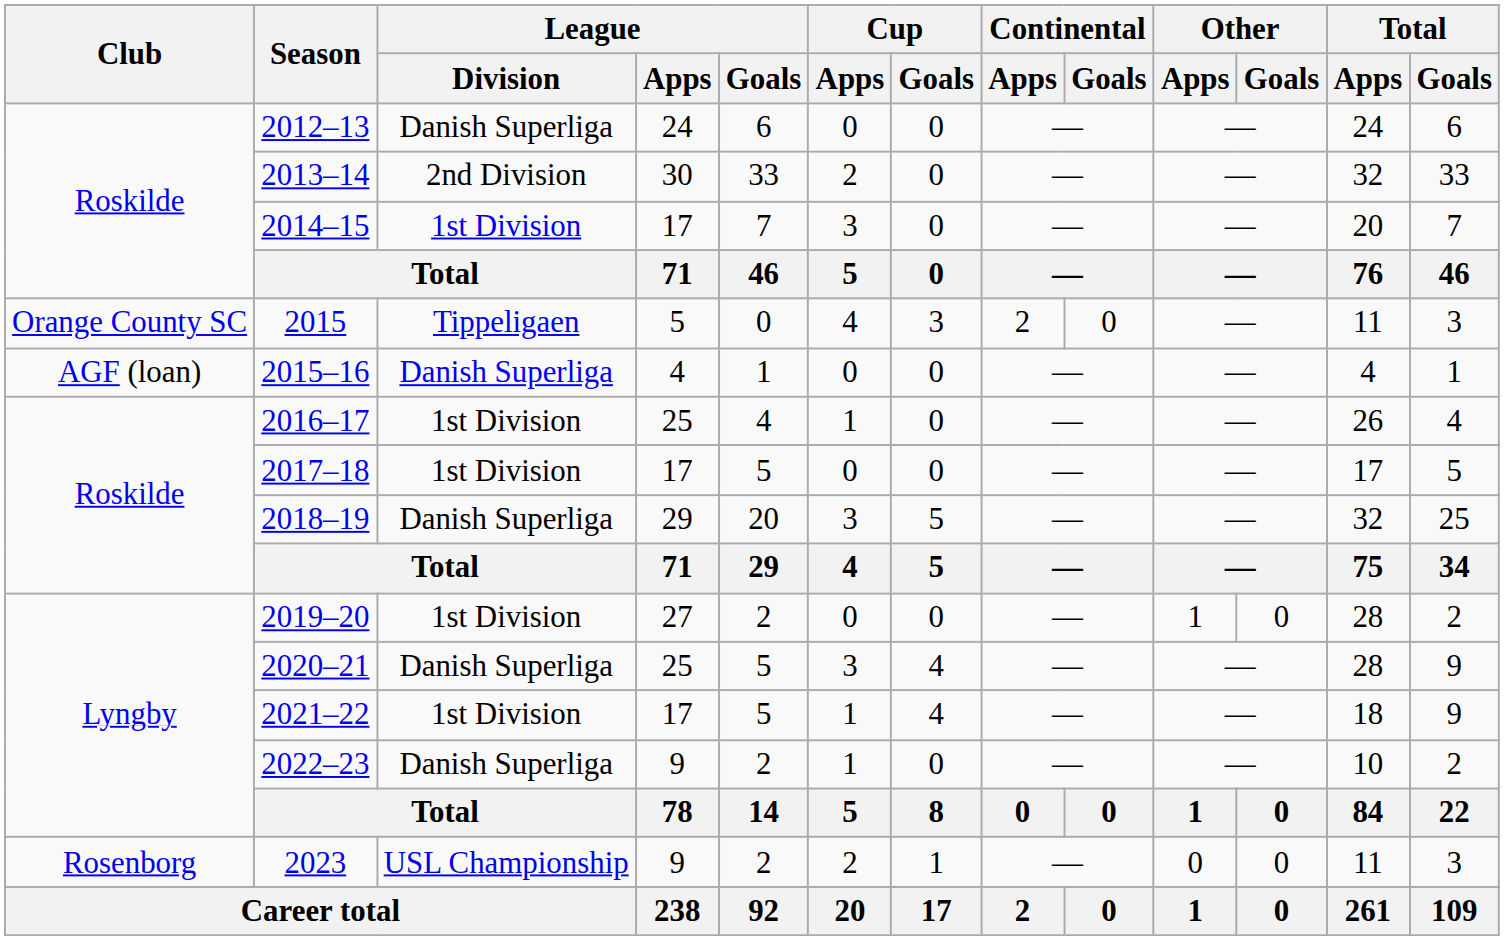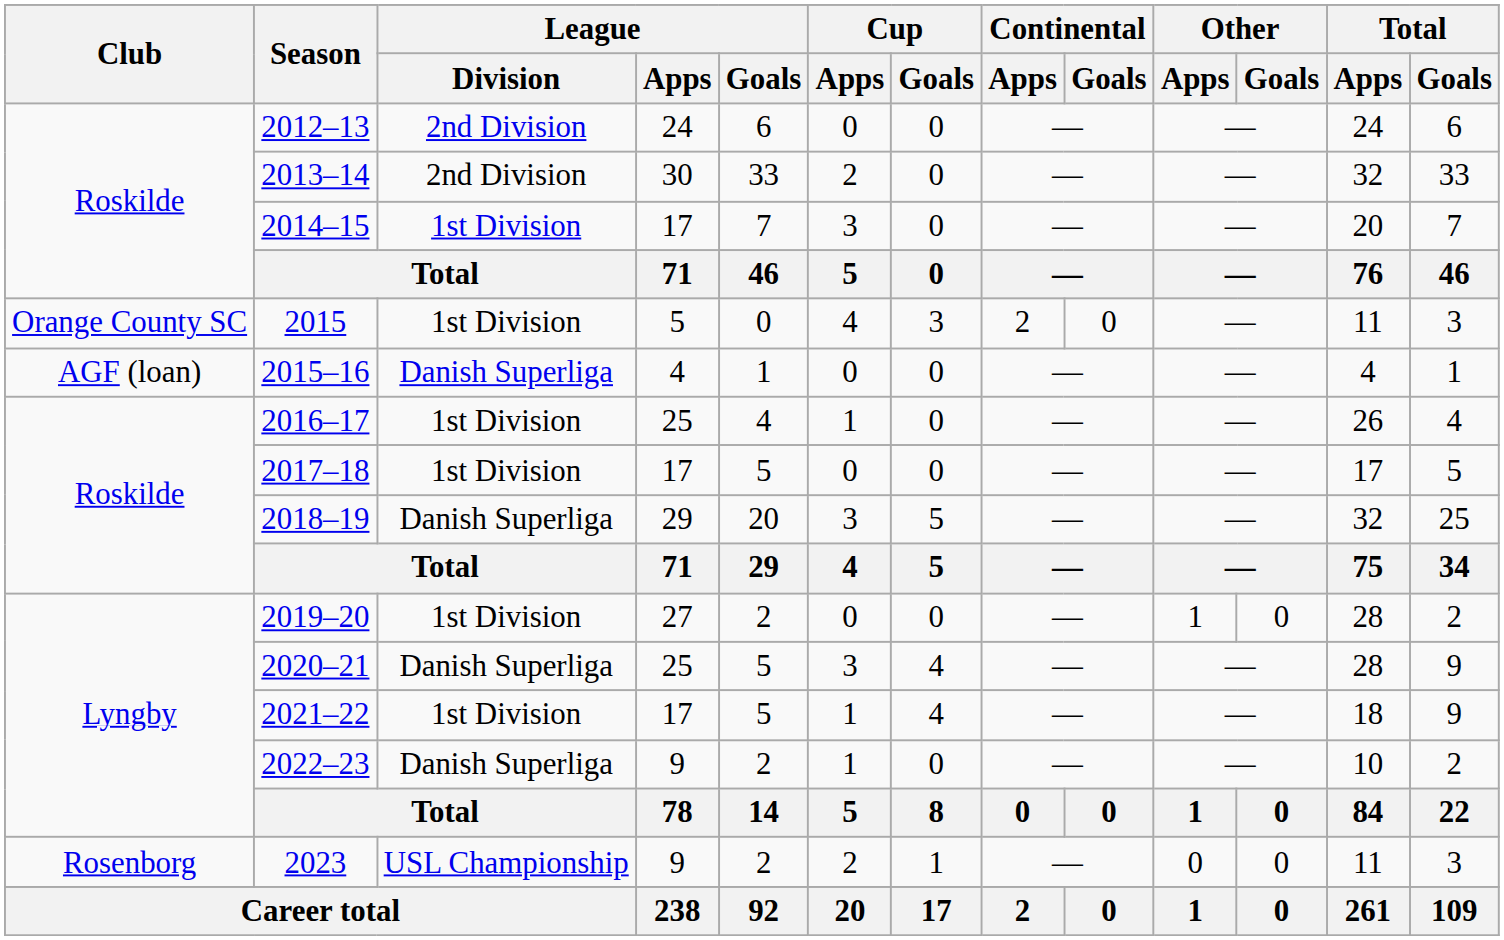(506, 126) Danish Superliga -> (506, 126) 2nd Division
(506, 322) Tippeligaen -> (506, 322) 1st Division
